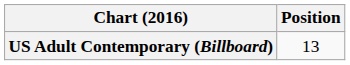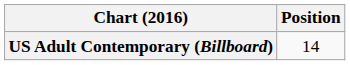(311, 45) 13 -> (311, 45) 14
